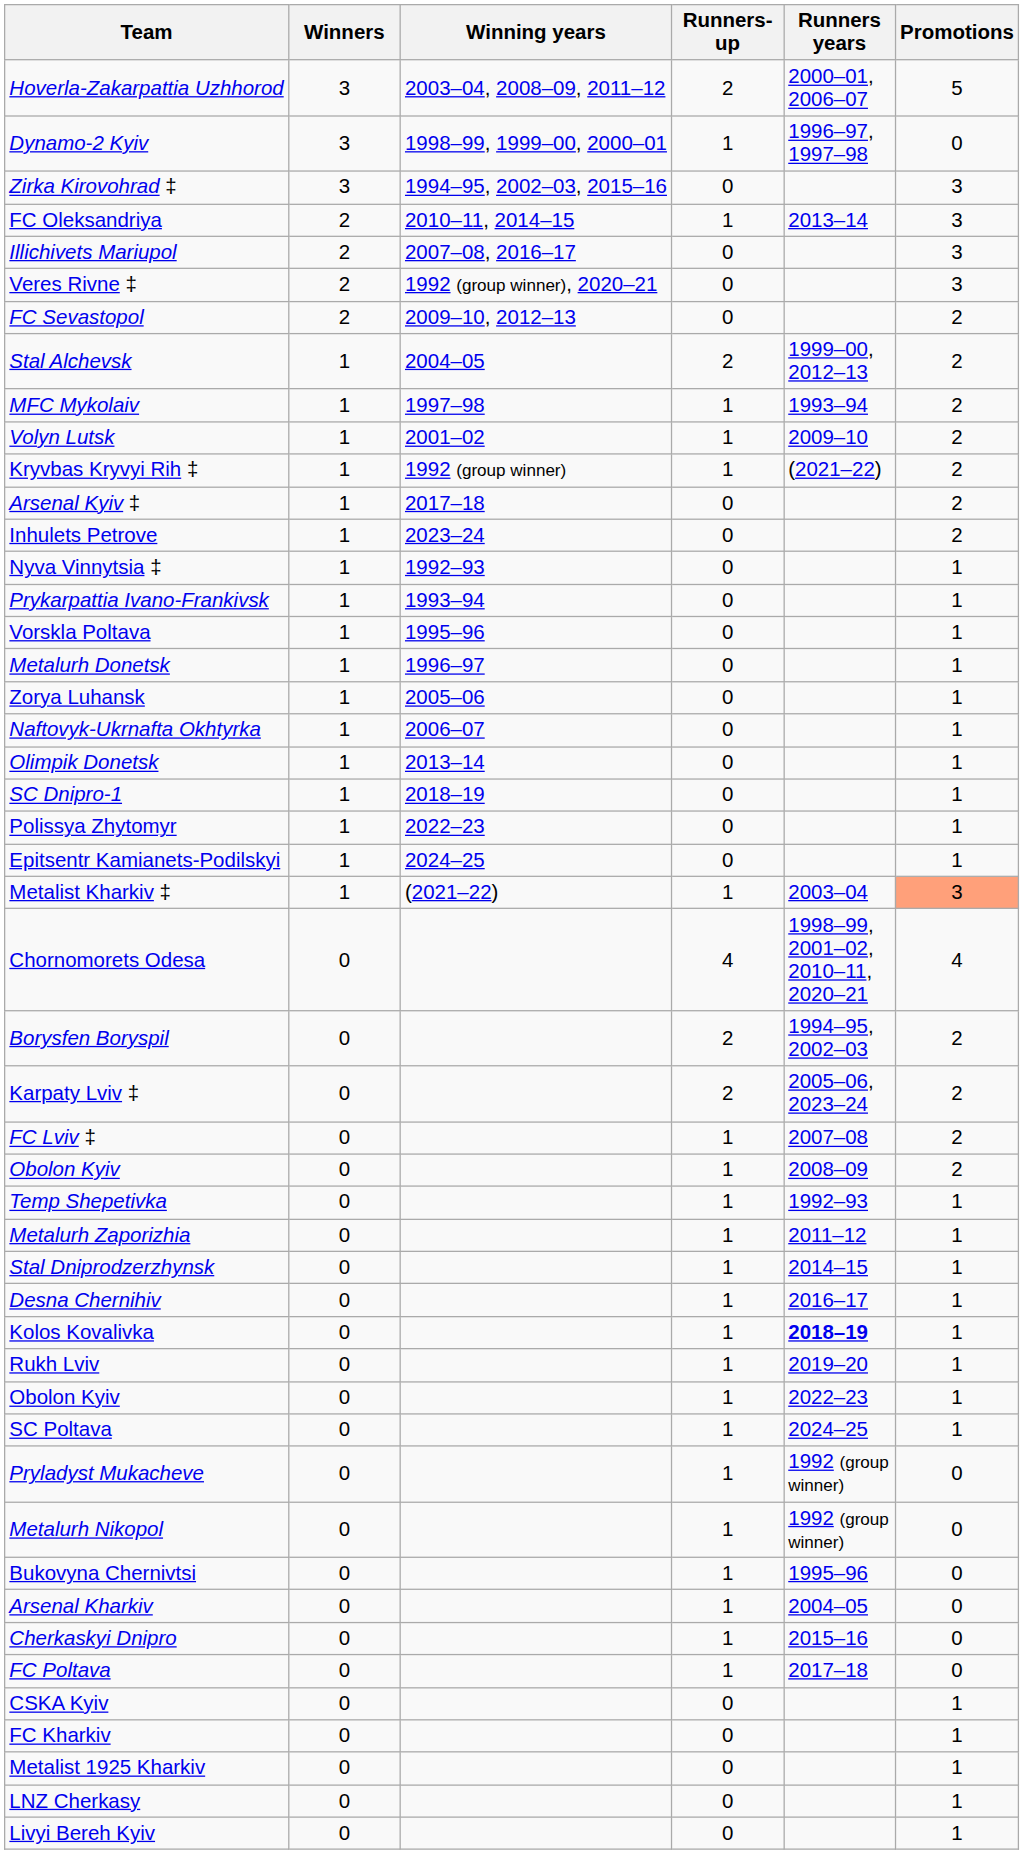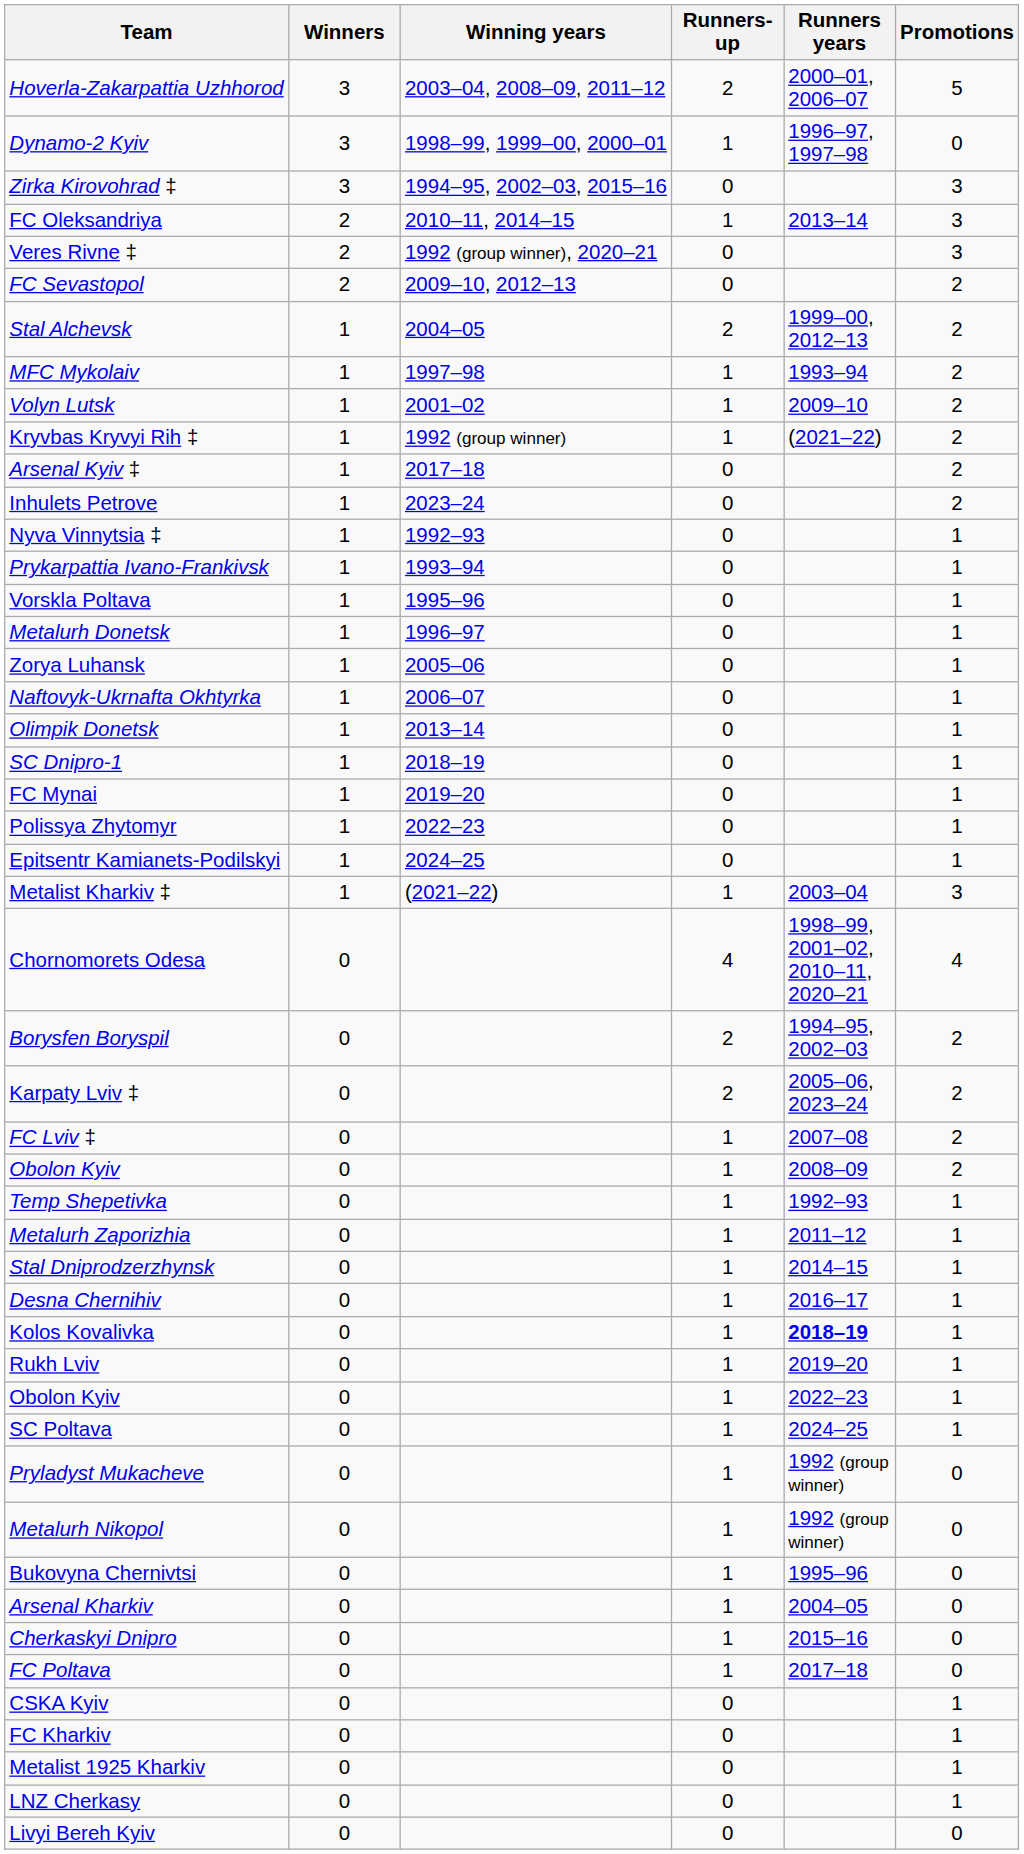- row: (93, 252)
+ row: (53, 794)
(957, 892) lightsalmon background -> (957, 892) no background
(957, 1833) 1 -> (957, 1833) 0
